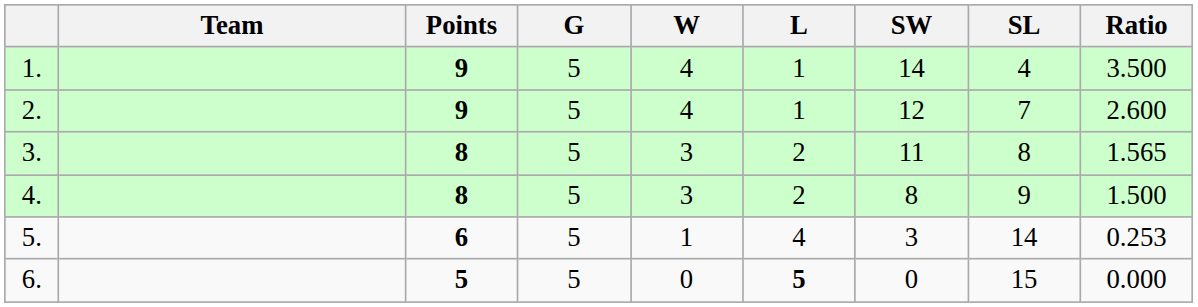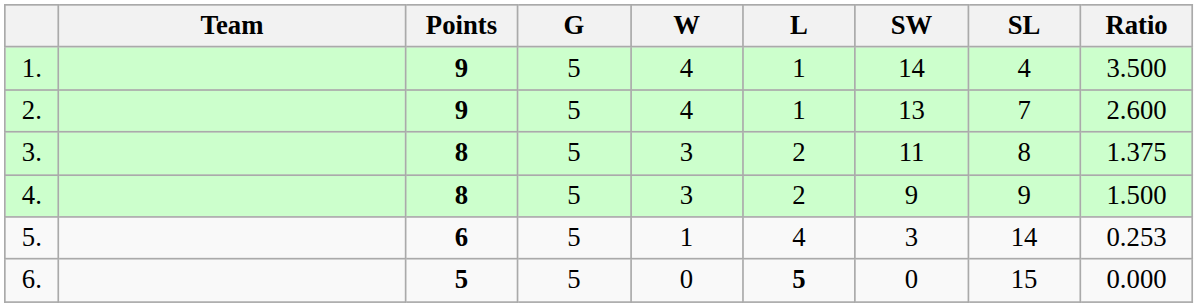(912, 110) 12 -> (912, 110) 13
(1137, 152) 1.565 -> (1137, 152) 1.375
(912, 195) 8 -> (912, 195) 9
